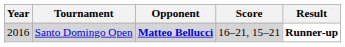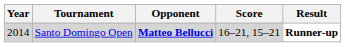(18, 32) 2016 -> (18, 32) 2014
